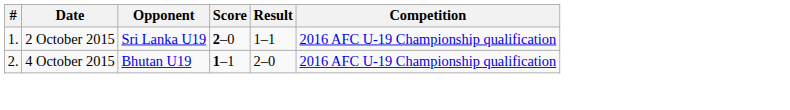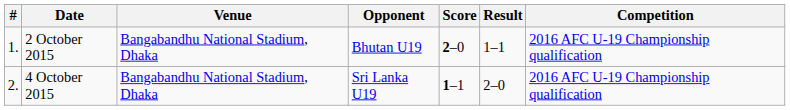+ column: (233, 15)
(164, 38) Sri Lanka U19 -> (387, 46) Bhutan U19
(156, 61) Bhutan U19 -> (380, 85) Sri Lanka U19
